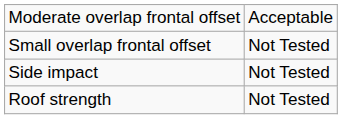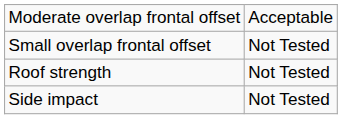rows swapped: (53, 72) <-> (60, 99)
